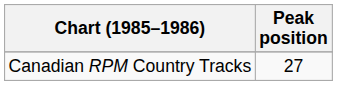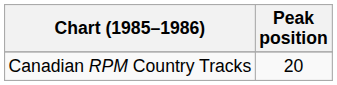(294, 66) 27 -> (294, 66) 20
